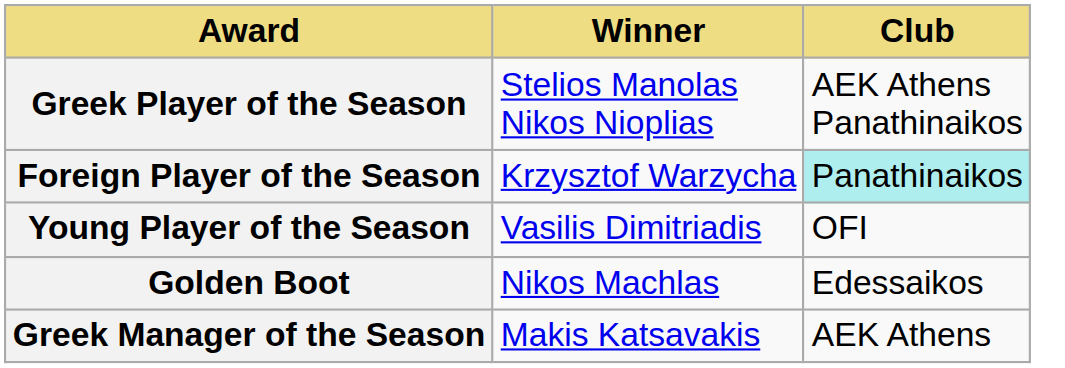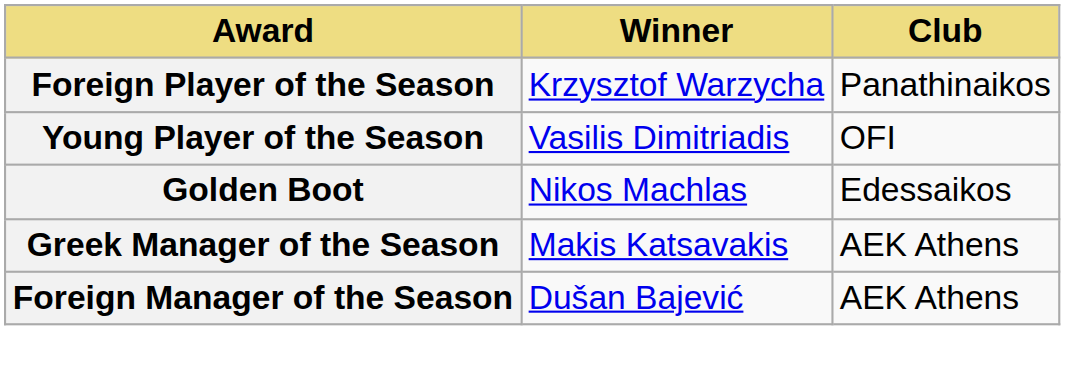- row: (249, 103)
(917, 175) paleturquoise background -> (945, 84) no background
+ row: (263, 297)
